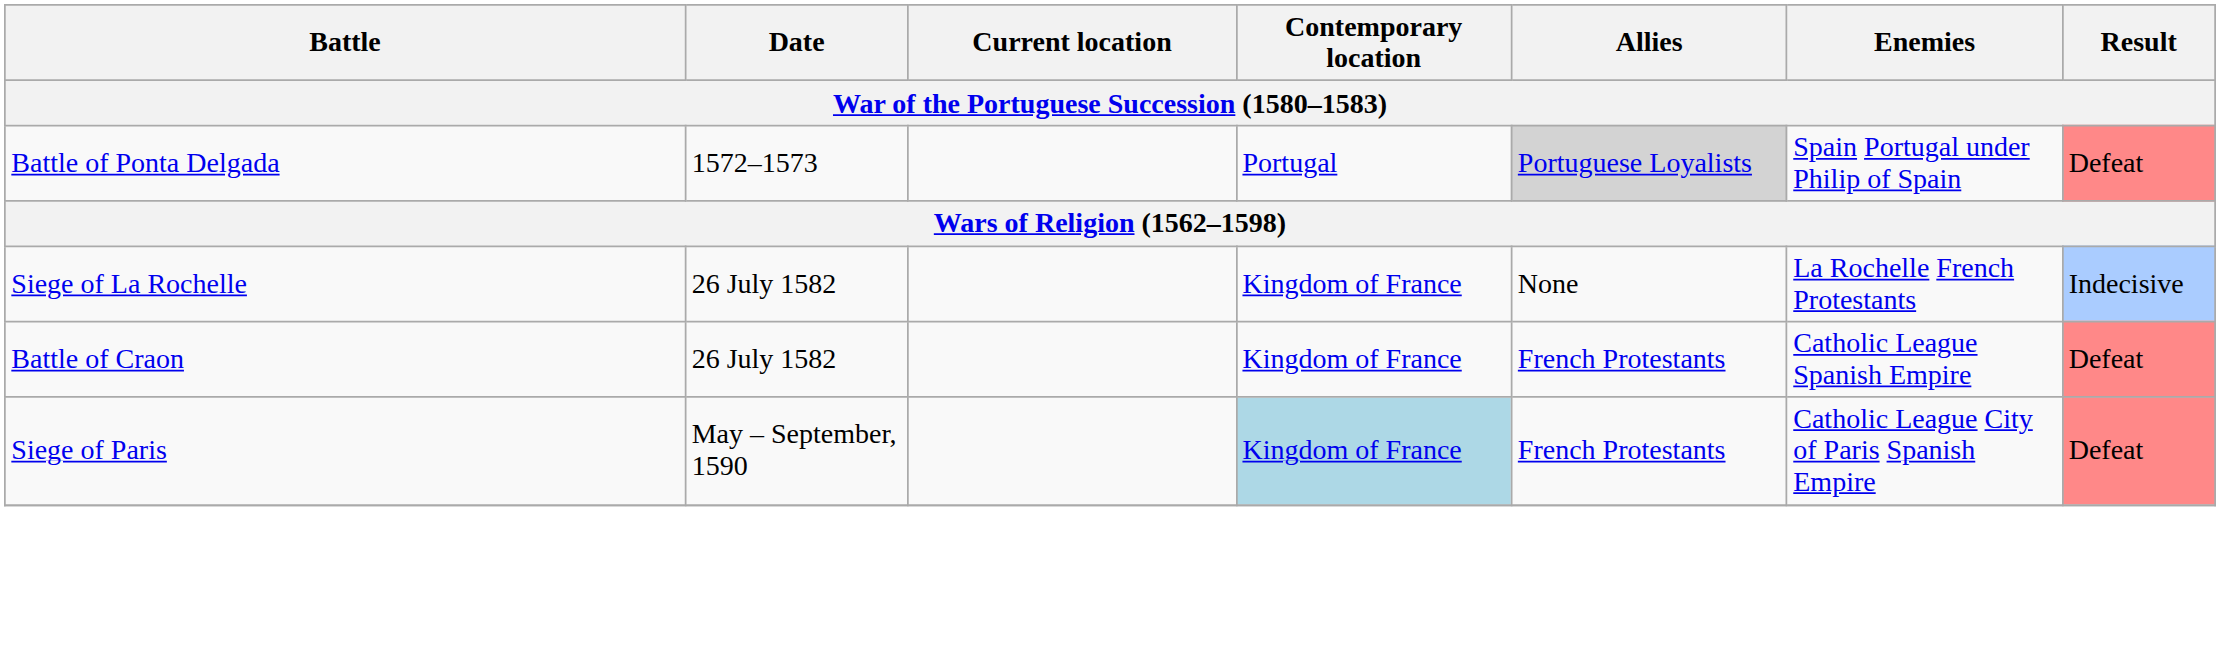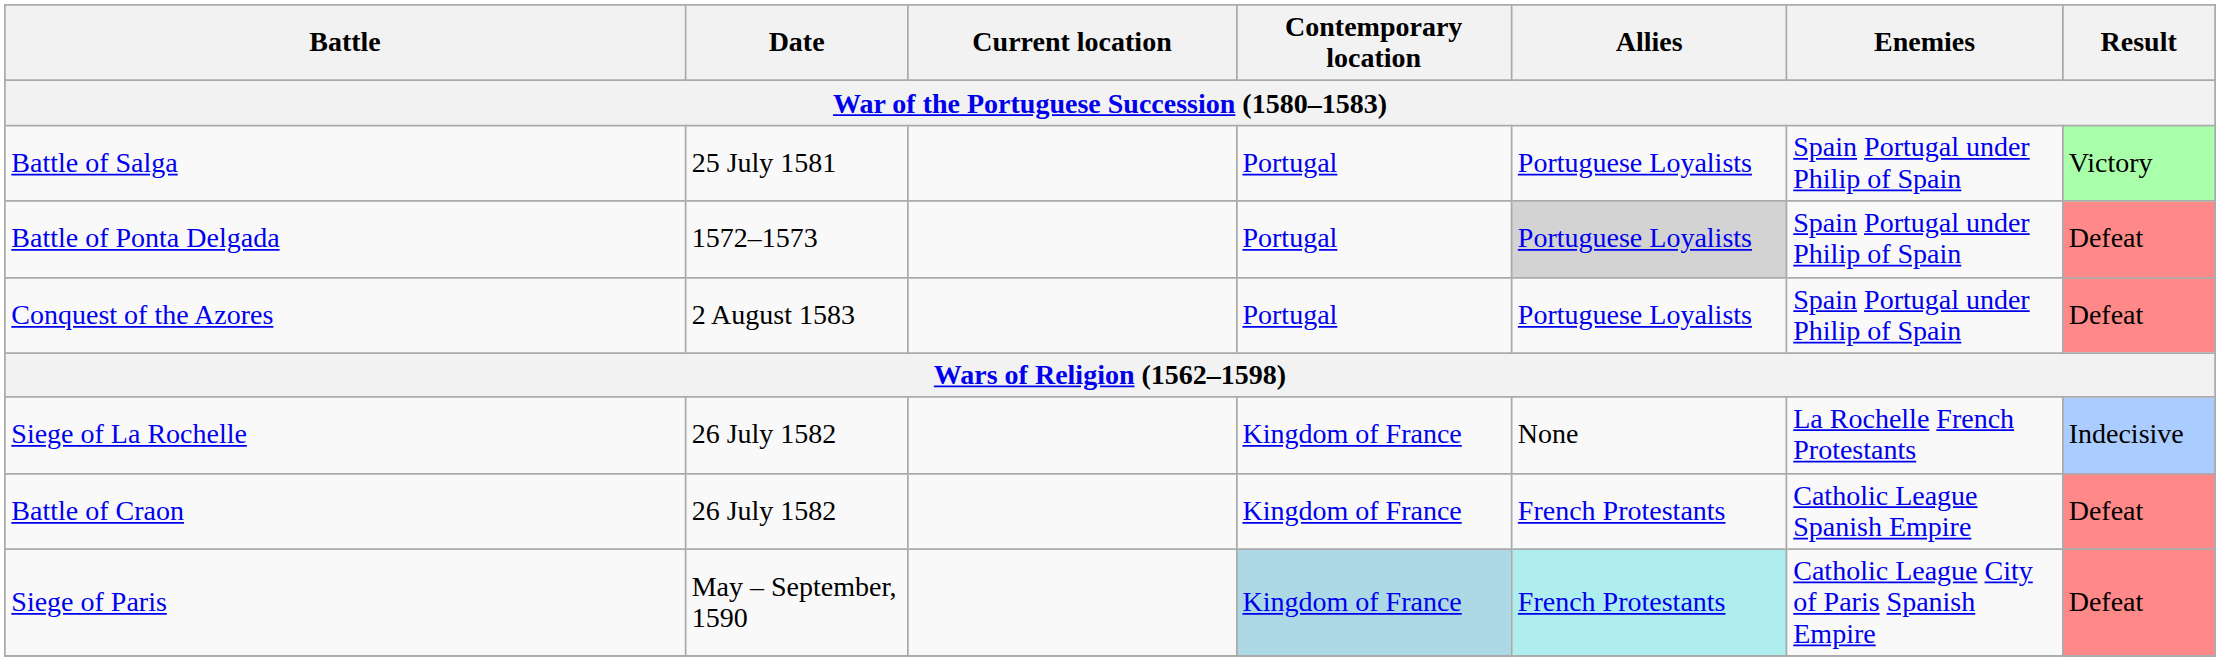+ row: (95, 162)
+ row: (142, 314)
(1622, 450) no background -> (1622, 602) paleturquoise background
